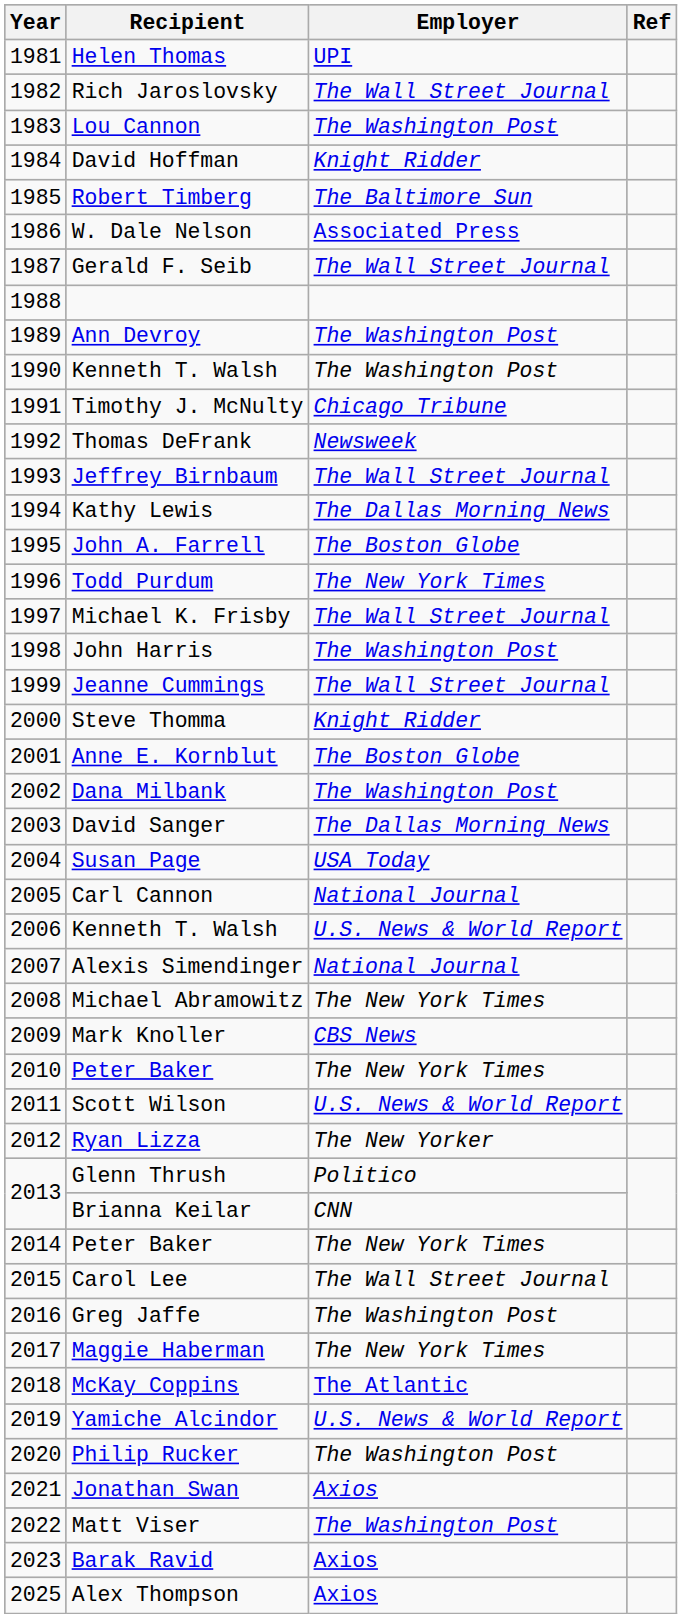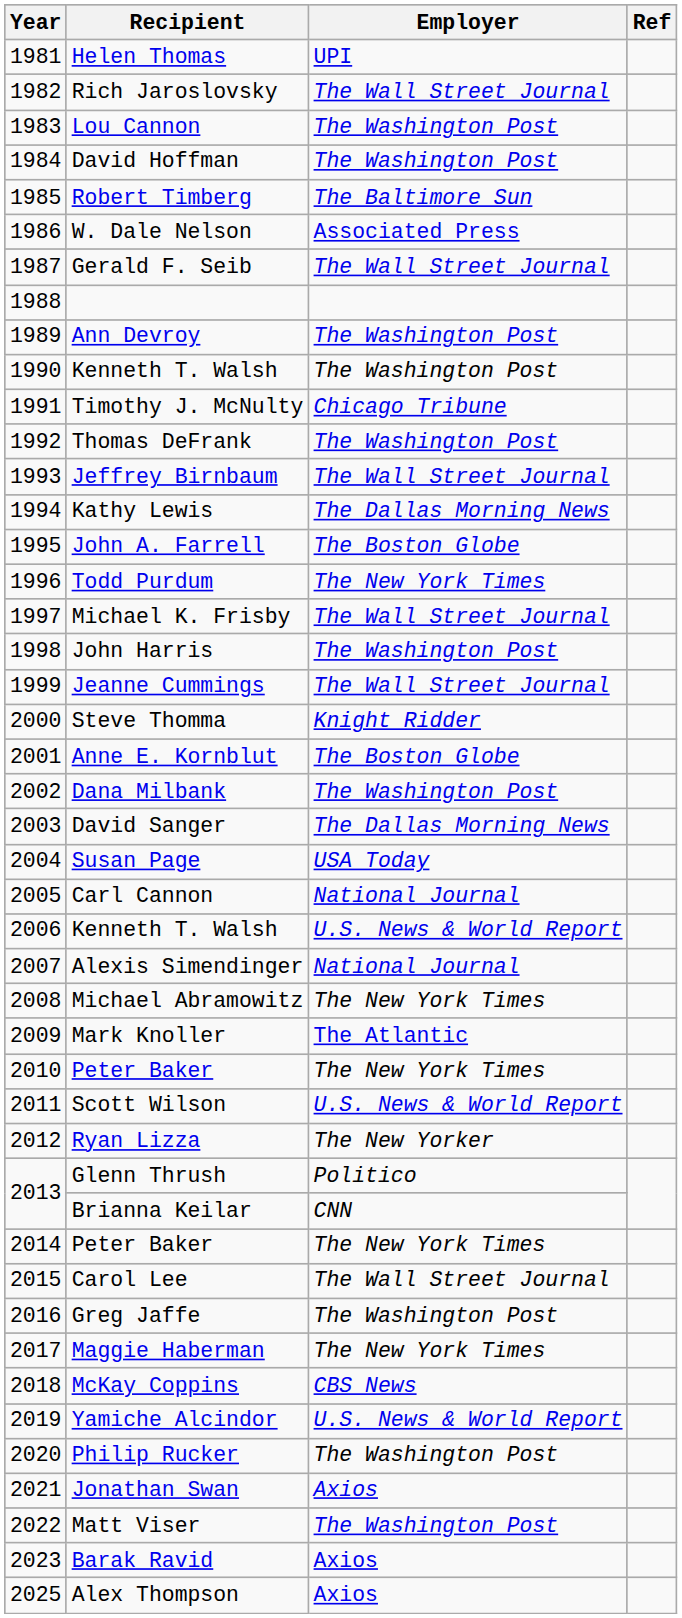(397, 162) Knight Ridder -> (436, 162) The Washington Post
(365, 442) Newsweek -> (436, 442) The Washington Post
(365, 1036) CBS News -> (391, 1036) The Atlantic
(391, 1386) The Atlantic -> (365, 1386) CBS News
